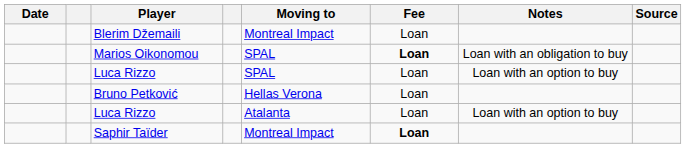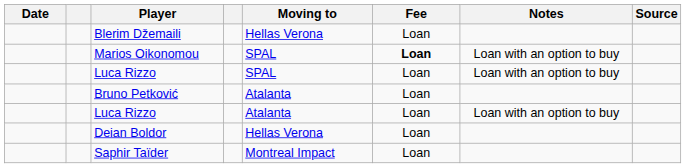(289, 34) Montreal Impact -> (284, 34) Hellas Verona
(545, 53) Loan with an obligation to buy -> (546, 53) Loan with an option to buy
(283, 93) Hellas Verona -> (268, 93) Atalanta
+ row: (35, 133)
(414, 133) bold -> (416, 152) normal
